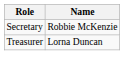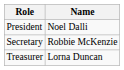+ row: (24, 27)
